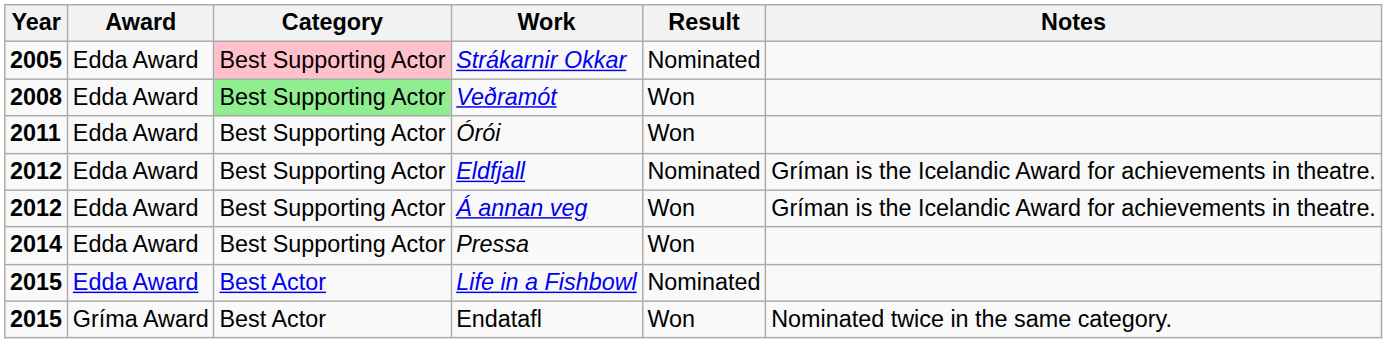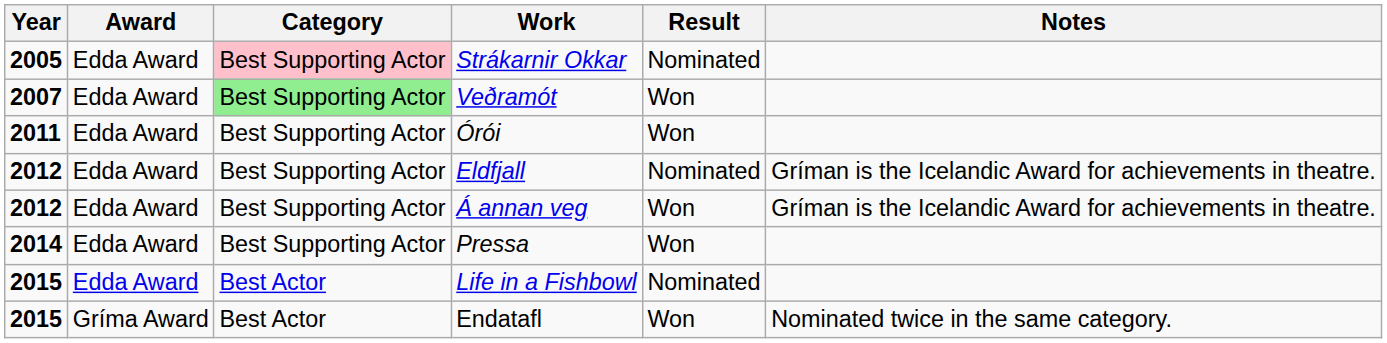(36, 97) 2008 -> (36, 97) 2007
